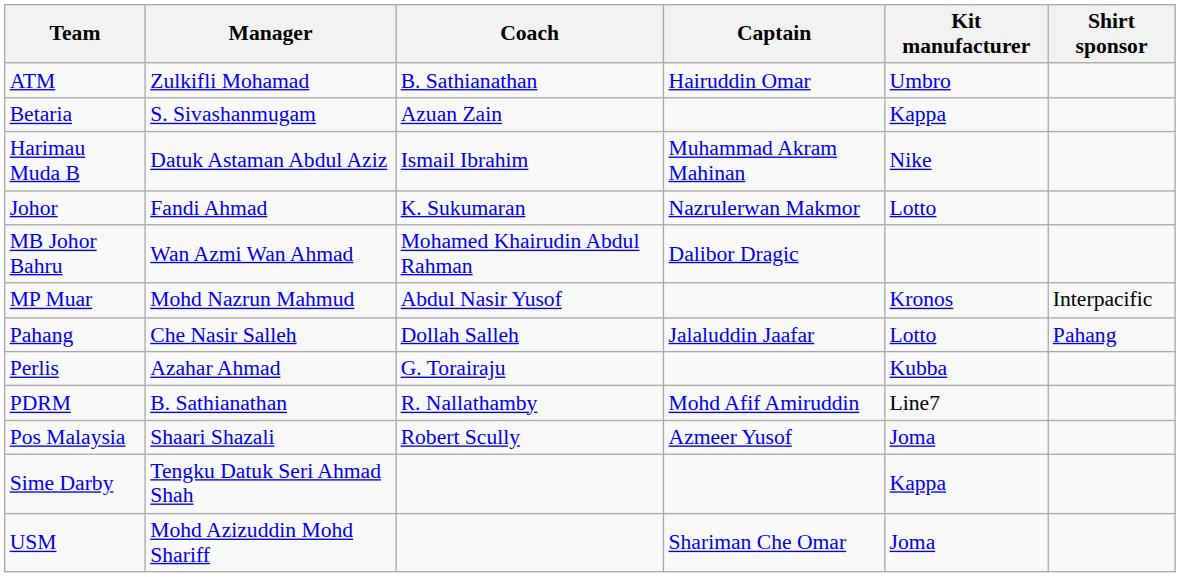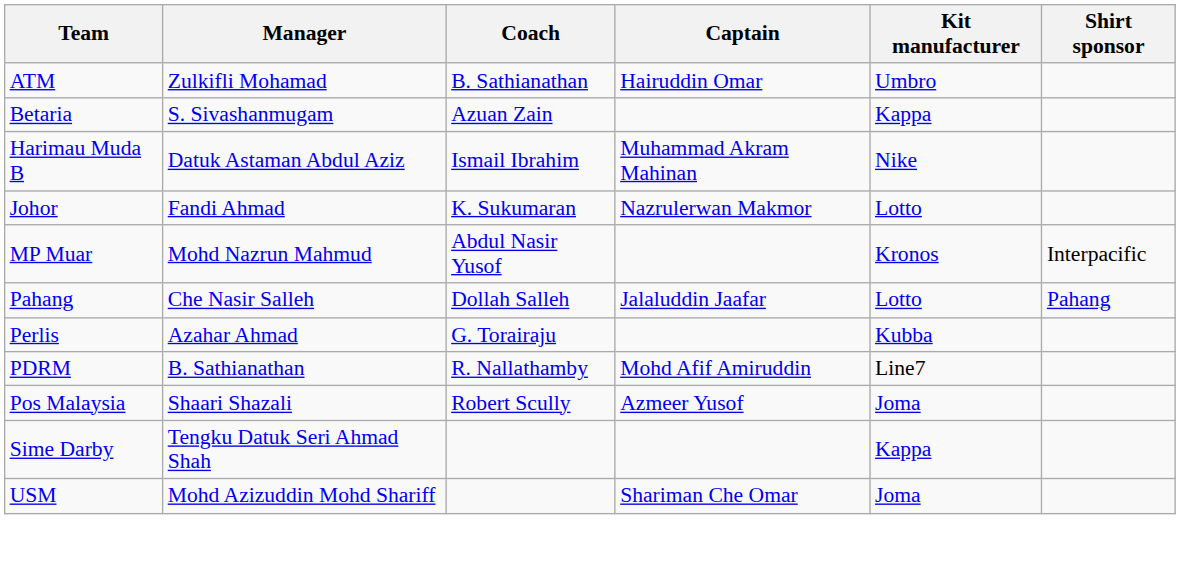- row: (53, 253)
